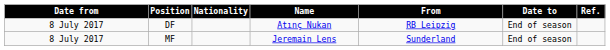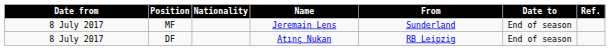rows swapped: (170, 25) <-> (170, 38)
